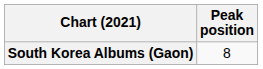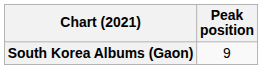(227, 53) 8 -> (227, 53) 9
